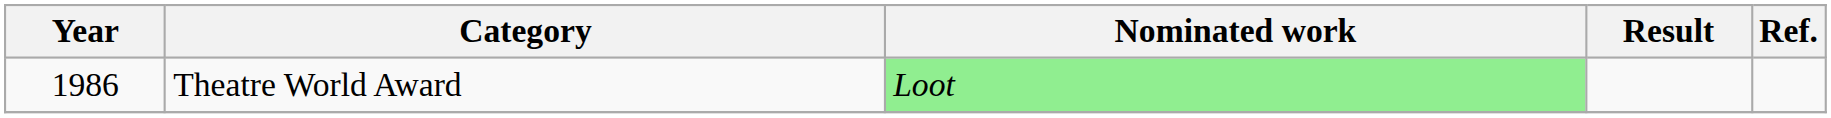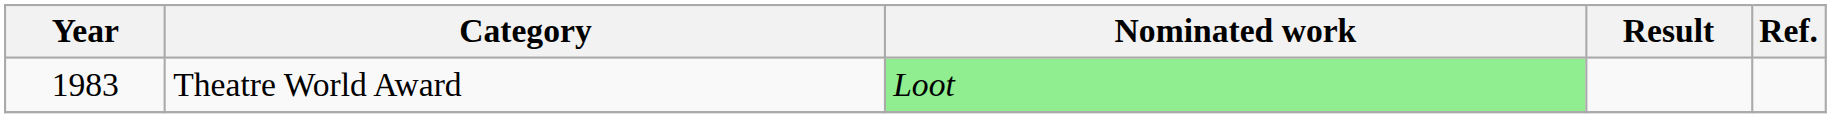(85, 84) 1986 -> (85, 84) 1983
